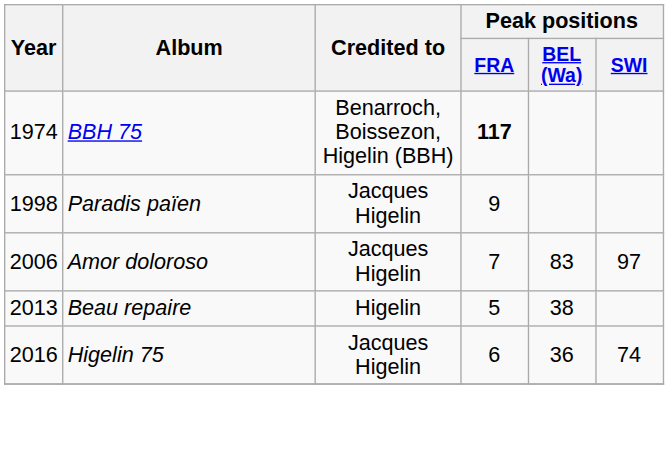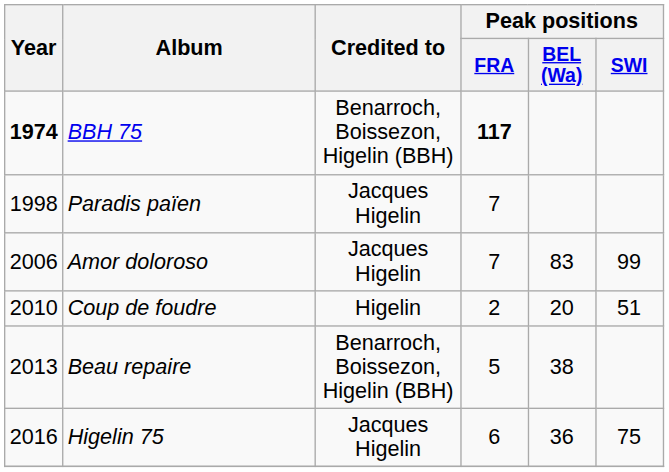(34, 132) normal -> (34, 132) bold
(494, 203) 9 -> (494, 203) 7
(629, 261) 97 -> (629, 261) 99
+ row: (142, 308)
(388, 308) Higelin -> (388, 366) Benarroch, Boissezon, Higelin (BBH)
(629, 354) 74 -> (629, 437) 75
